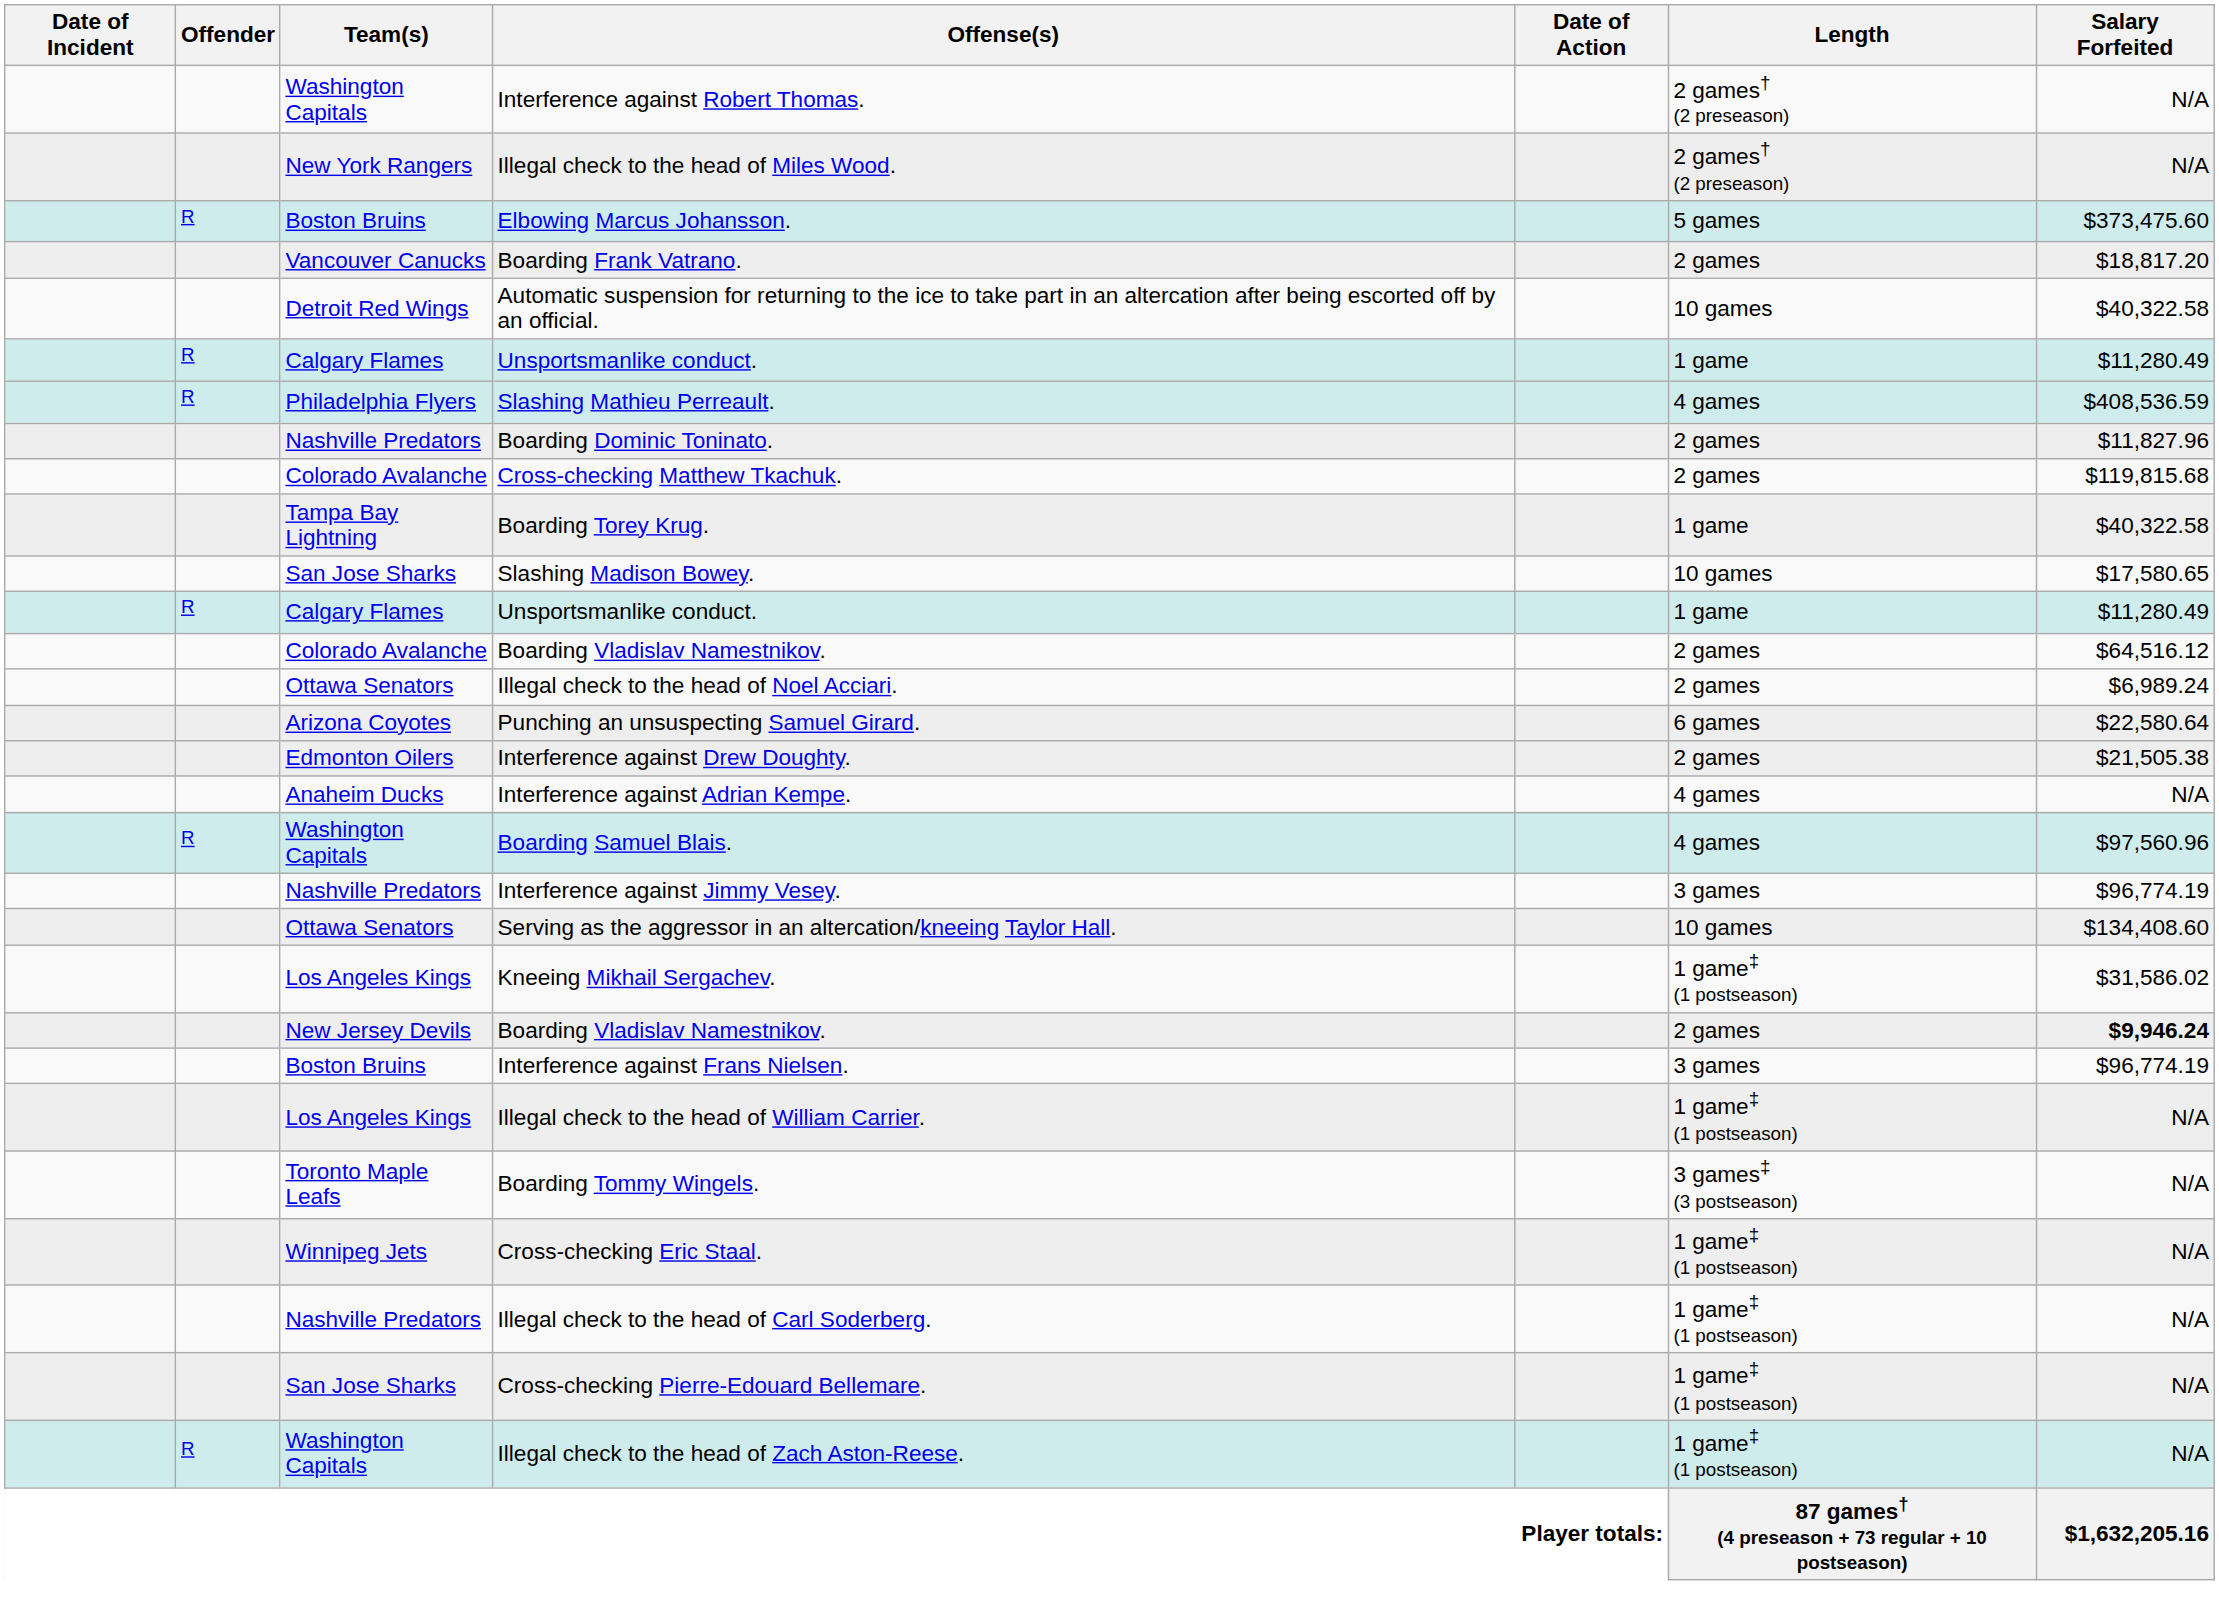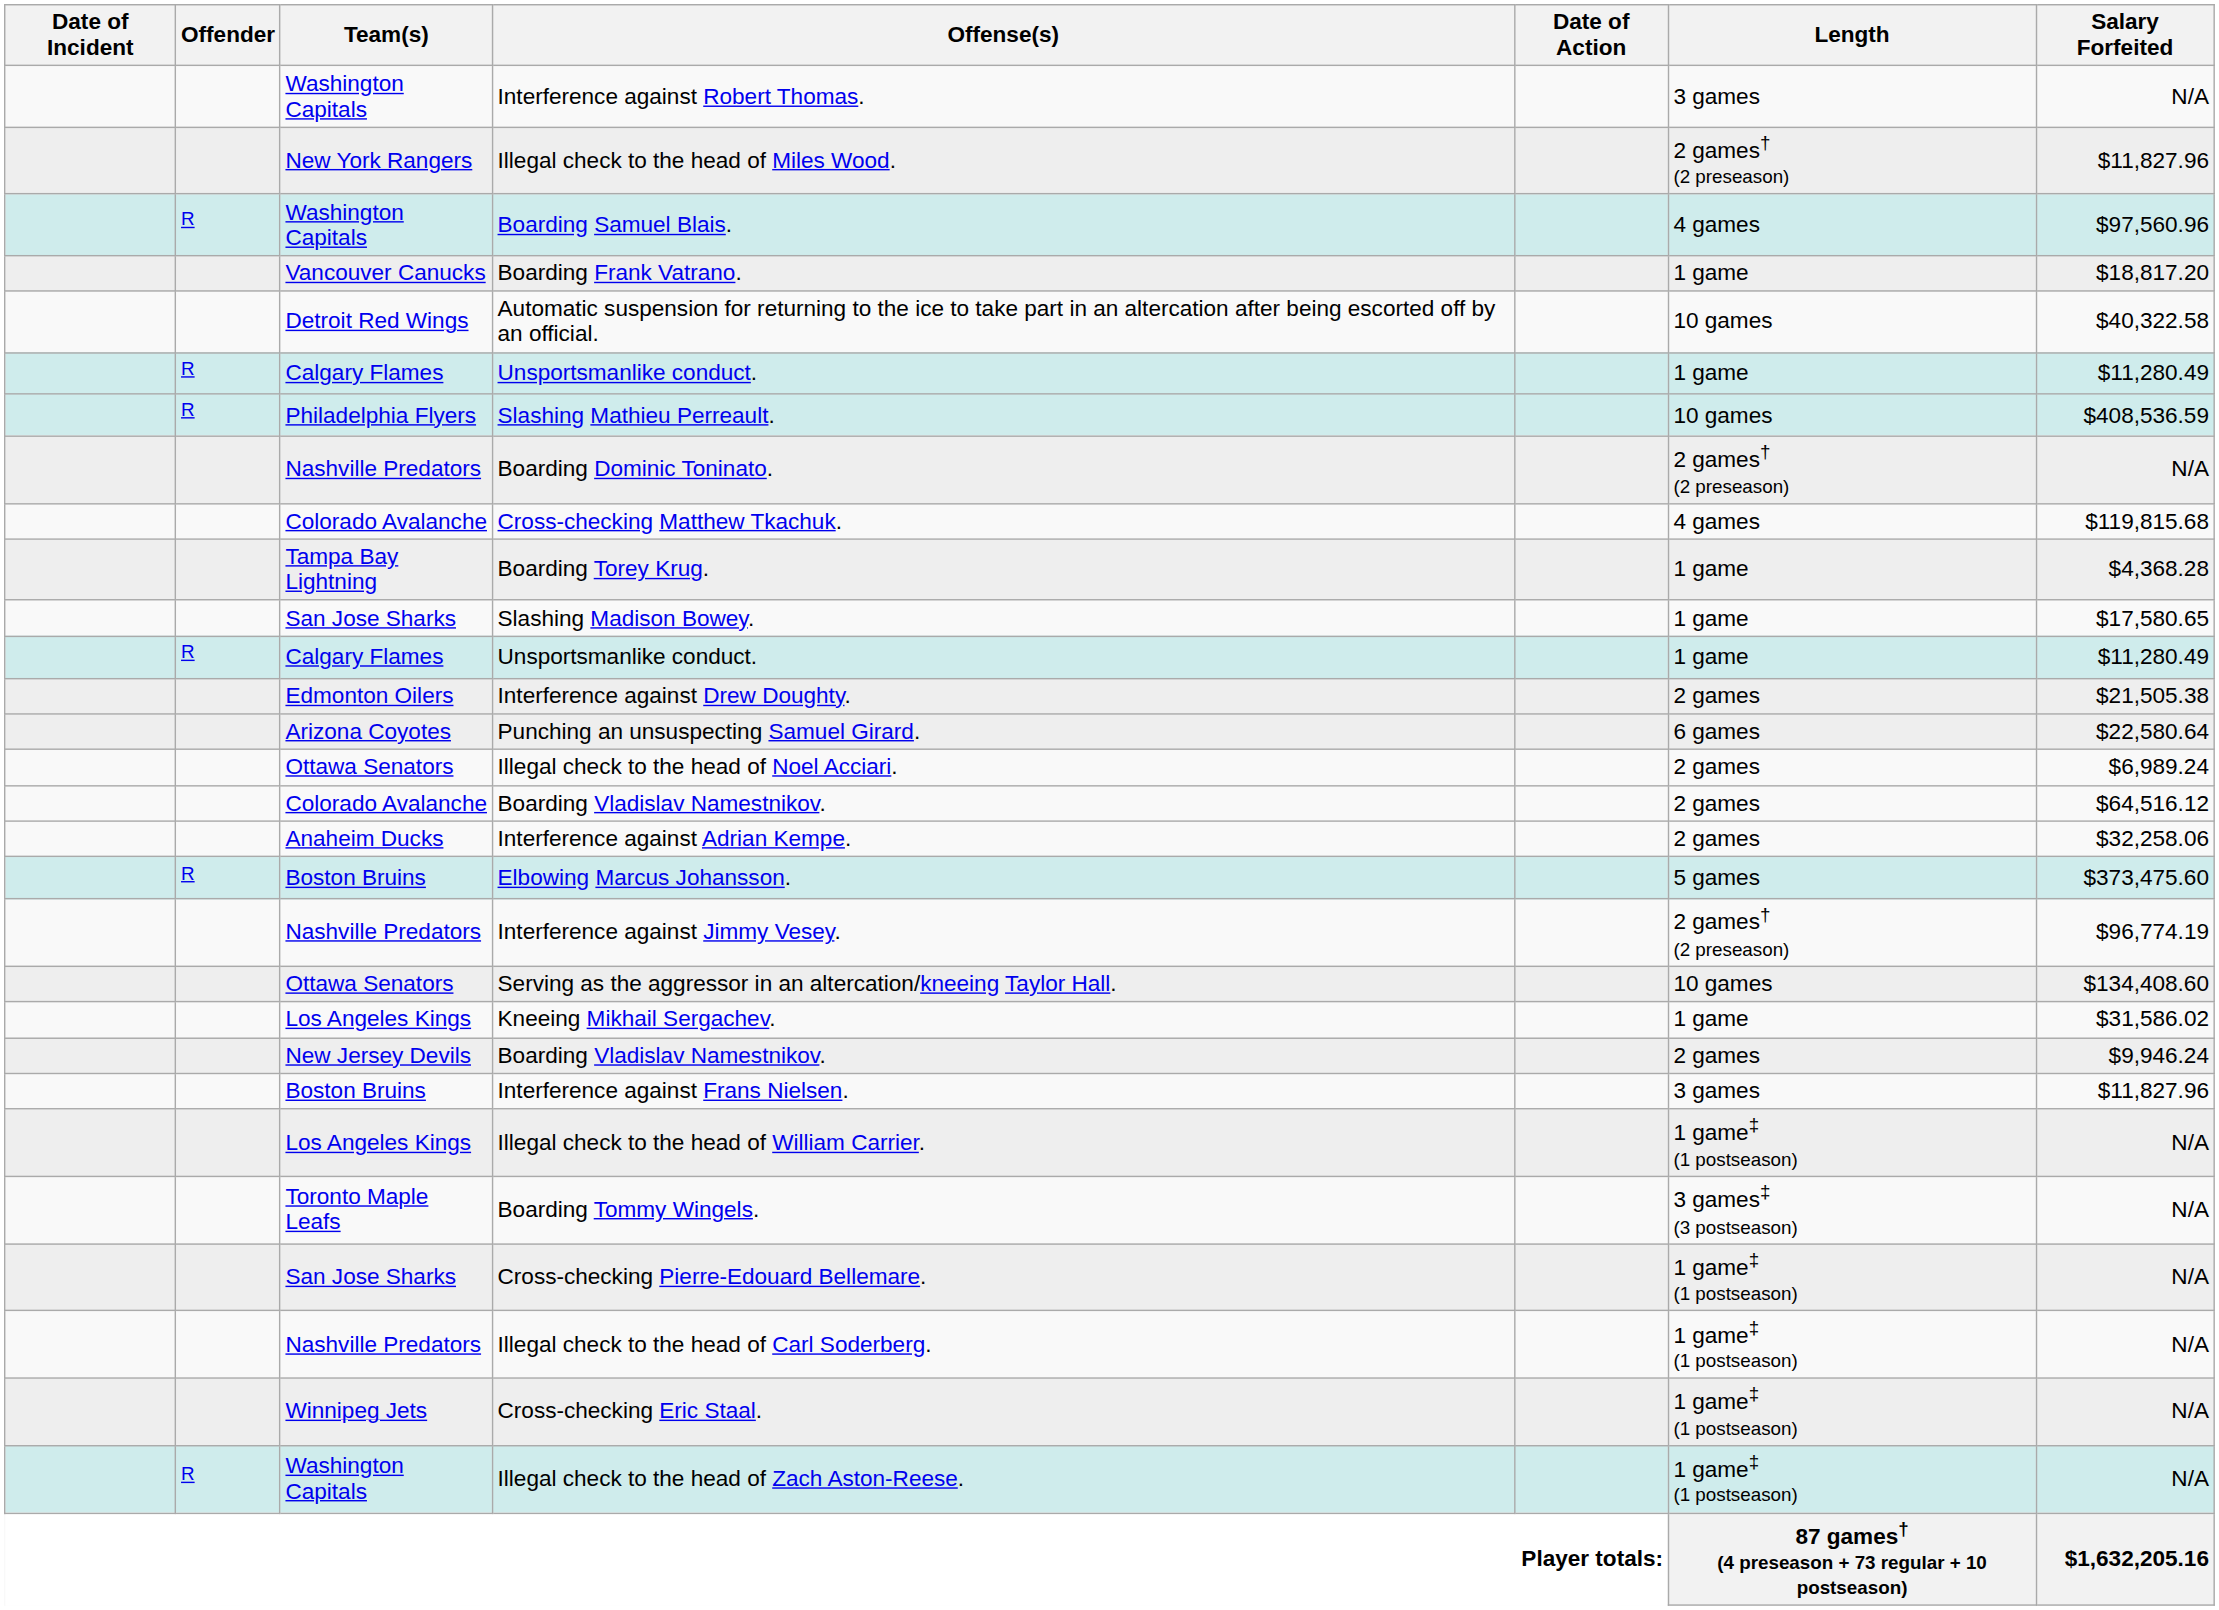(1731, 99) 2 games† (2 preseason) -> (1717, 96) 3 games
(2190, 166) N/A -> (2153, 160) $11,827.96
rows swapped: (345, 842) <-> (356, 221)
(1717, 259) 2 games -> (1711, 273) 1 game
(1717, 401) 4 games -> (1723, 414) 10 games
(1717, 440) 2 games -> (1731, 469) 2 games† (2 preseason)
(2153, 440) $11,827.96 -> (2190, 469) N/A
(1717, 476) 2 games -> (1717, 521) 4 games
(2153, 524) $40,322.58 -> (2159, 569) $4,368.28
(1723, 573) 10 games -> (1711, 618) 1 game
rows swapped: (386, 651) <-> (369, 758)
rows swapped: (368, 722) <-> (369, 686)
(1717, 794) 4 games -> (1717, 838) 2 games
(2190, 794) N/A -> (2153, 838) $32,258.06
(1717, 891) 3 games -> (1731, 932) 2 games† (2 preseason)
(1736, 978) 1 game‡ (1 postseason) -> (1711, 1019) 1 game
(2159, 1029) bold -> (2159, 1055) normal
(2153, 1065) $96,774.19 -> (2153, 1091) $11,827.96
rows swapped: (356, 1251) <-> (371, 1386)
